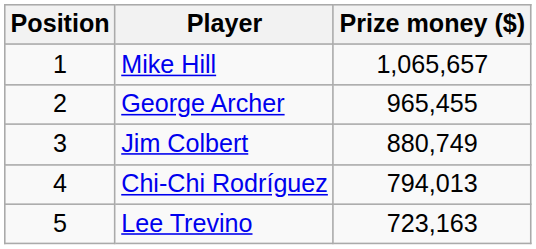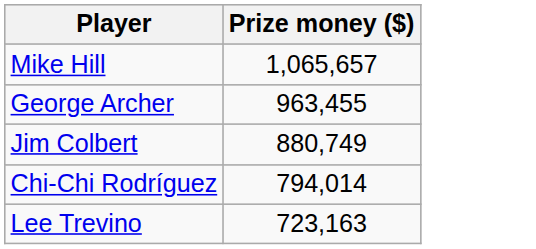- column: (60, 24)
(432, 104) 965,455 -> (322, 104) 963,455
(432, 183) 794,013 -> (322, 183) 794,014
